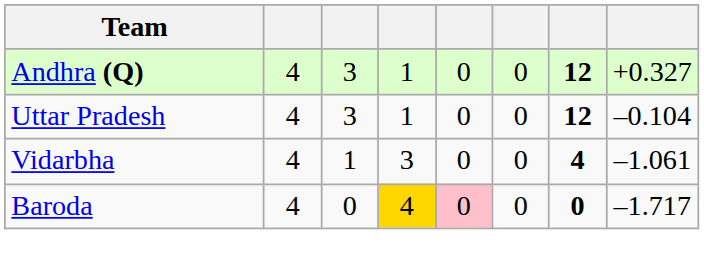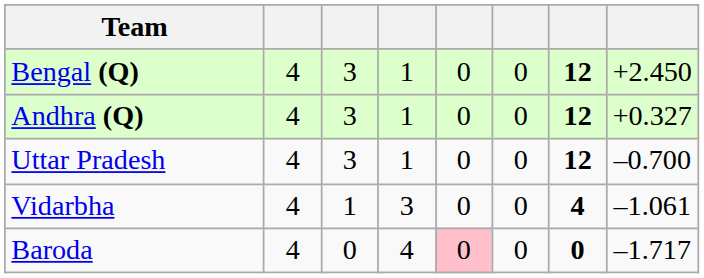+ row: (75, 71)
(652, 116) –0.104 -> (652, 160) –0.700
(407, 205) gold background -> (407, 250) no background
